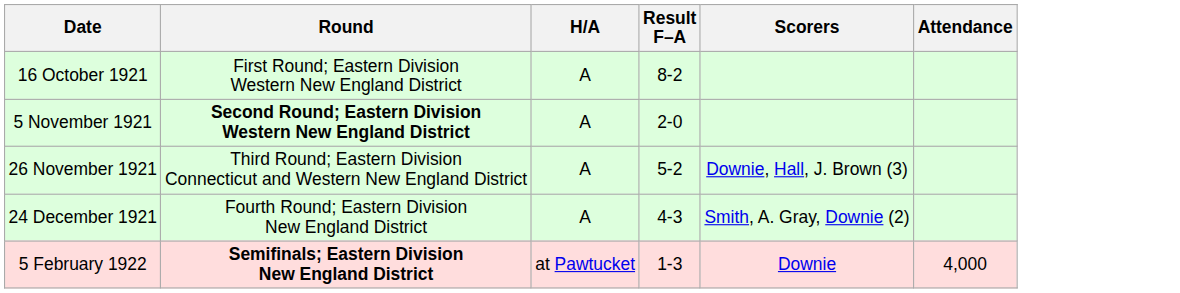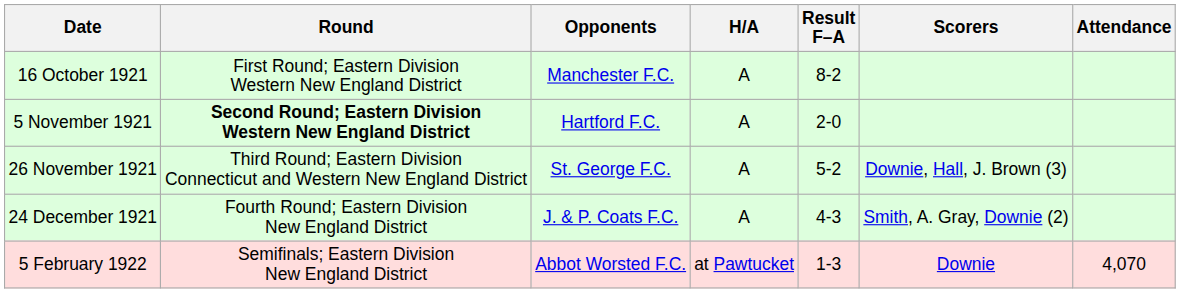+ column: (611, 28)
(346, 264) bold -> (346, 264) normal
(965, 264) 4,000 -> (1124, 264) 4,070
